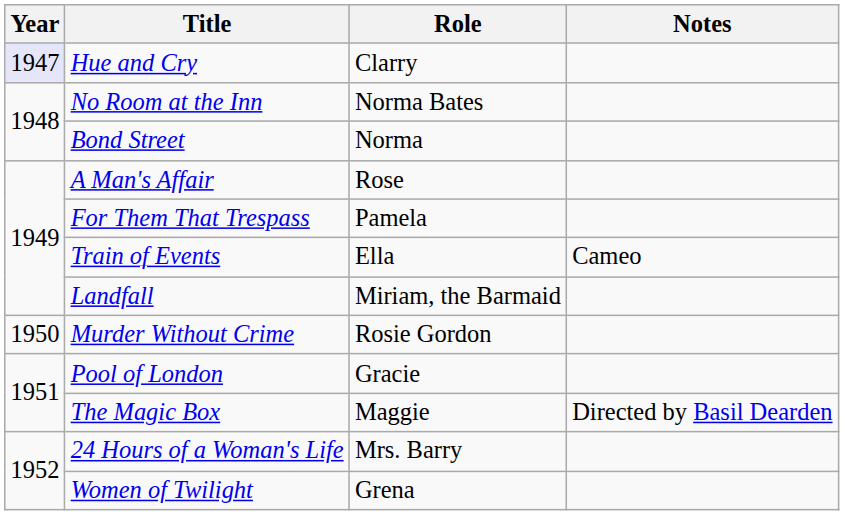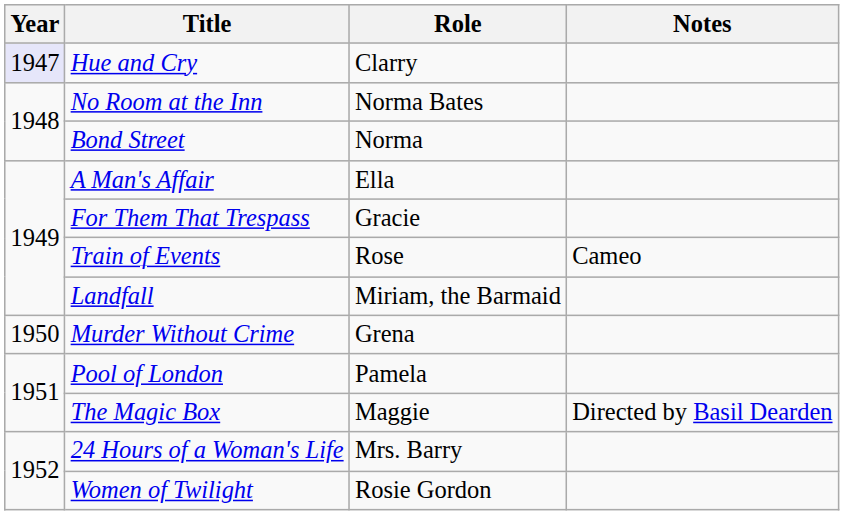(379, 179) Rose -> (375, 179) Ella
(391, 218) Pamela -> (388, 218) Gracie
(375, 256) Ella -> (379, 256) Rose
(423, 334) Rosie Gordon -> (385, 334) Grena
(388, 373) Gracie -> (391, 373) Pamela
(385, 489) Grena -> (423, 489) Rosie Gordon
